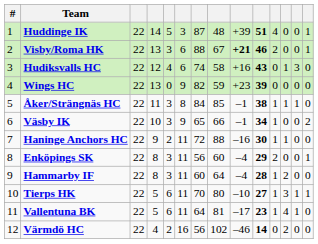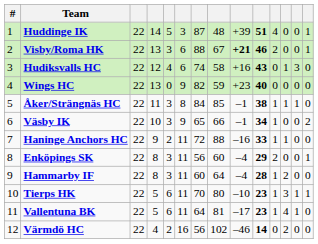(261, 85) 39 -> (261, 85) 40
(261, 139) 30 -> (261, 139) 33
(261, 193) 27 -> (261, 193) 23
